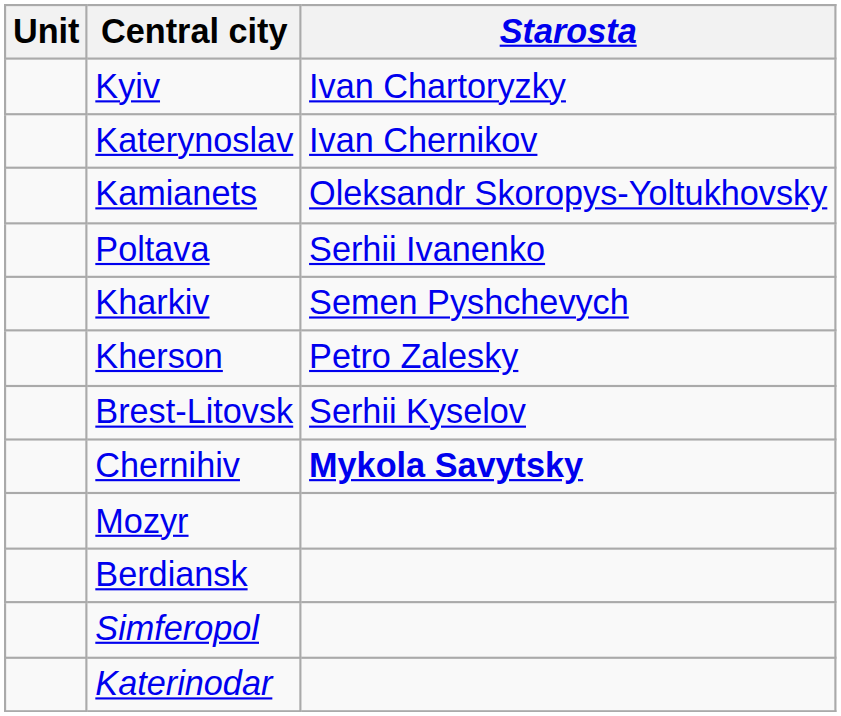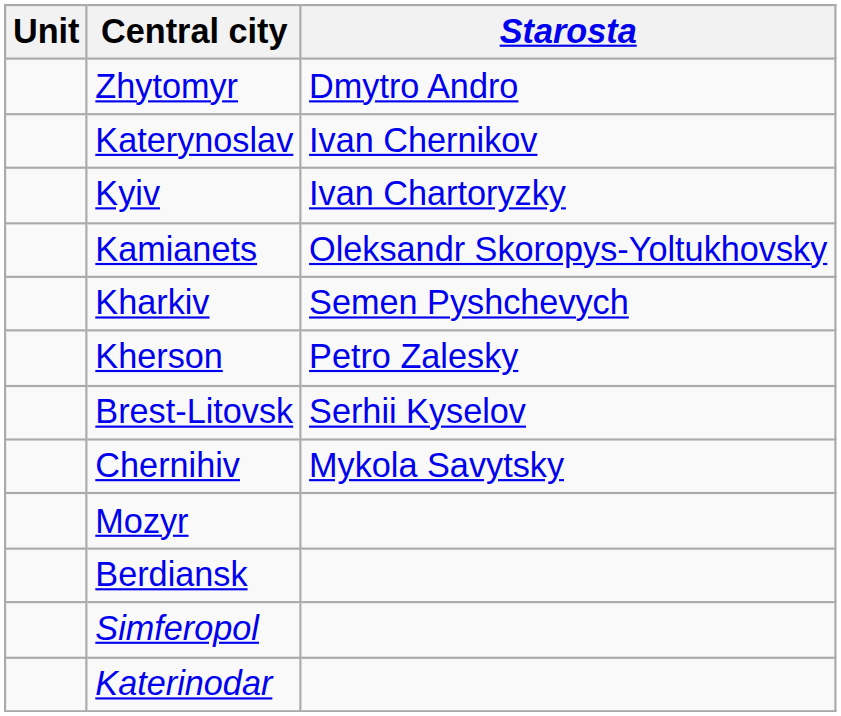+ row: (167, 85)
rows swapped: (194, 140) <-> (128, 85)
- row: (152, 248)
(446, 466) bold -> (437, 466) normal
